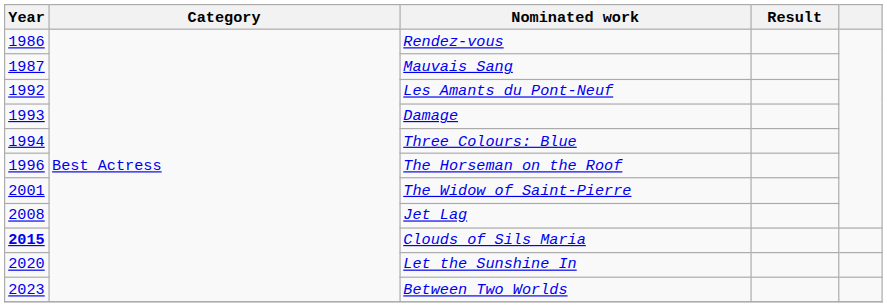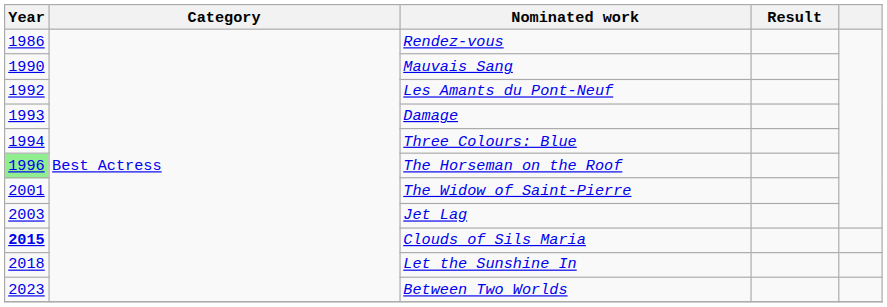(26, 67) 1987 -> (26, 67) 1990
(26, 166) no background -> (26, 166) lightgreen background
(26, 215) 2008 -> (26, 215) 2003
(26, 265) 2020 -> (26, 265) 2018
